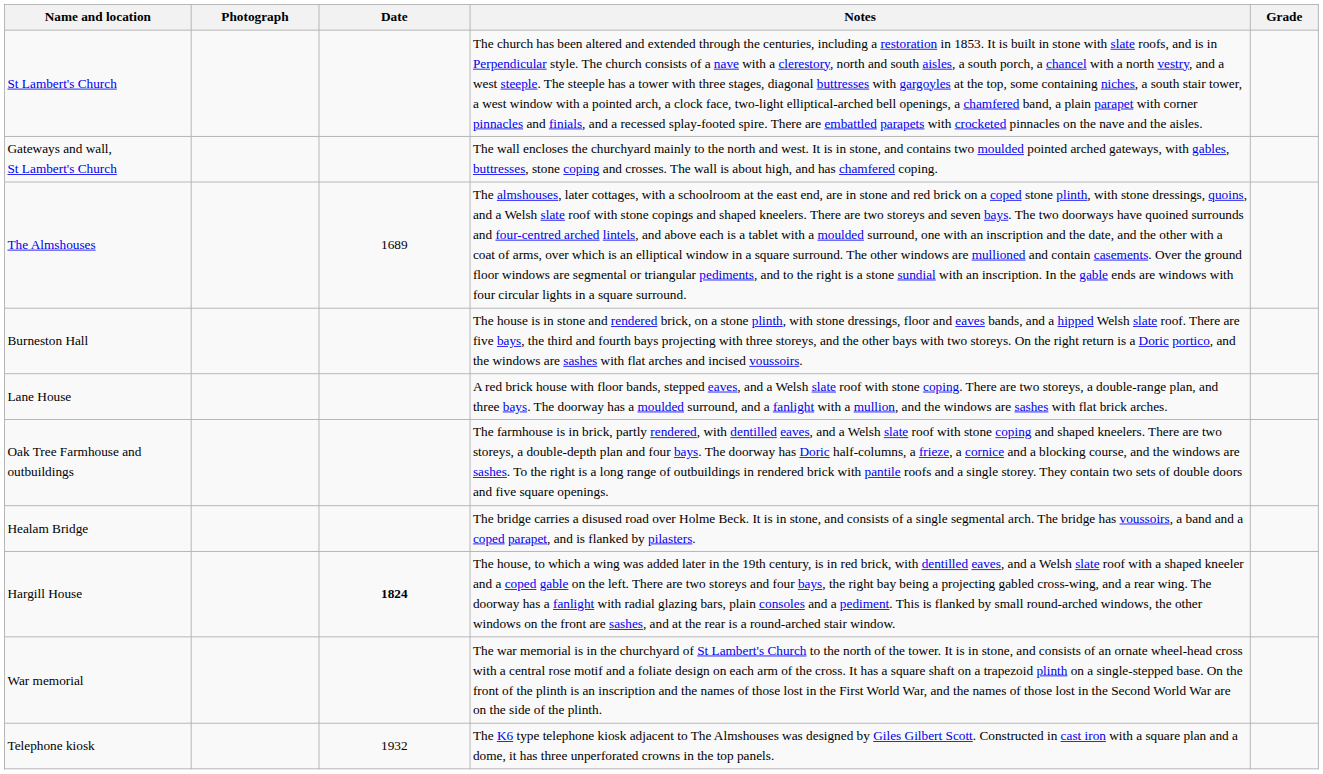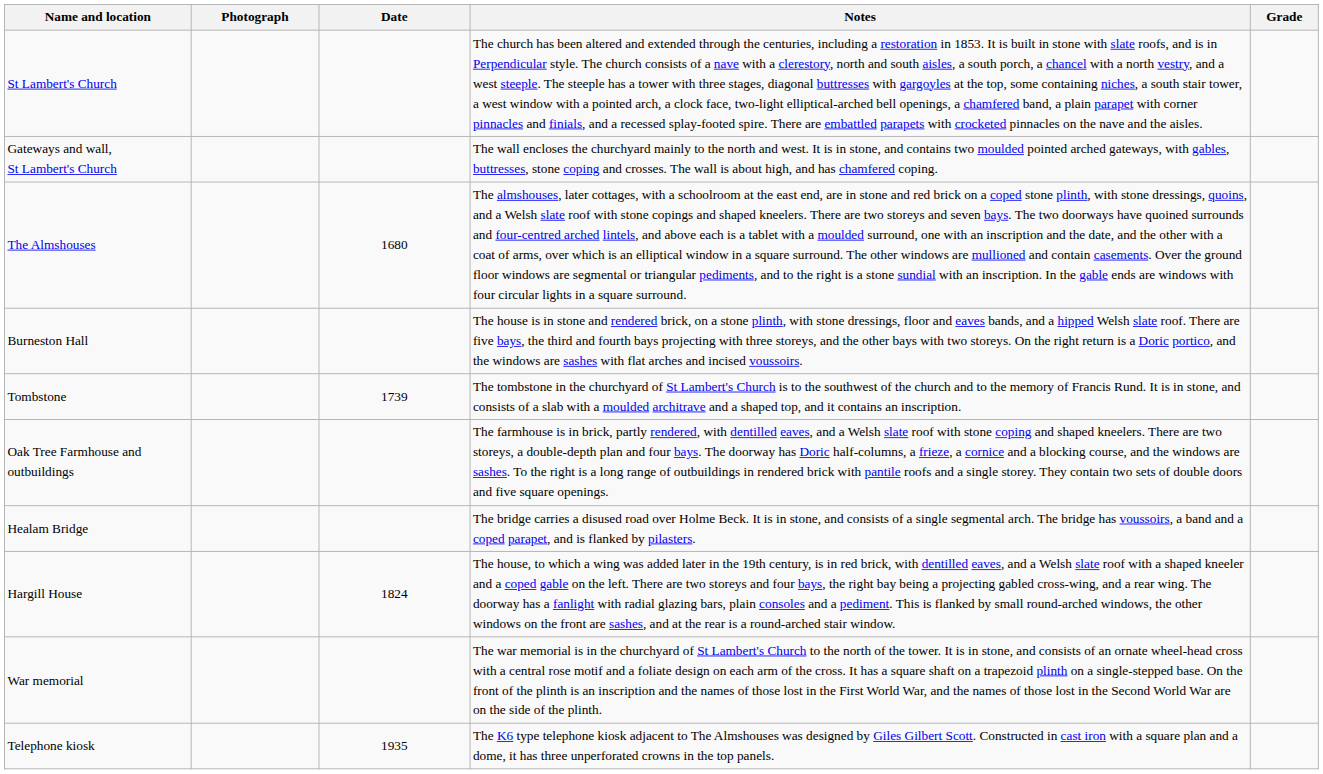(394, 245) 1689 -> (394, 245) 1680
+ row: (37, 396)
- row: (39, 396)
(394, 594) bold -> (394, 594) normal
(394, 746) 1932 -> (394, 746) 1935
